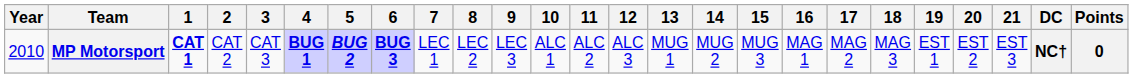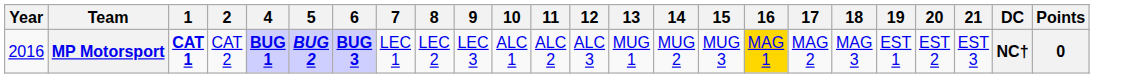- column: (265, 17)
(26, 51) 2010 -> (26, 51) 2016
(805, 51) no background -> (766, 51) gold background
